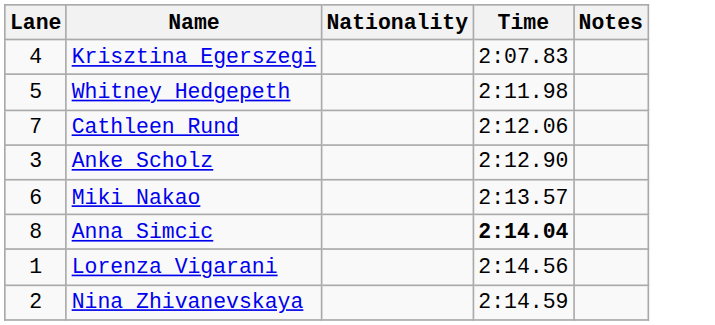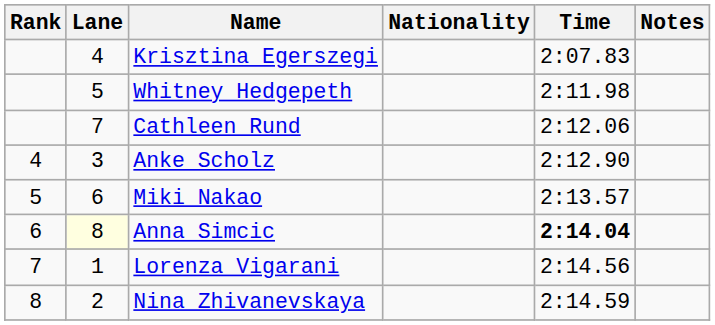+ column: (36, 22)
(36, 232) no background -> (97, 232) lightyellow background
